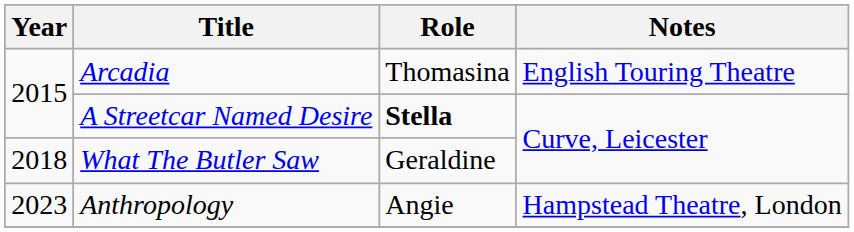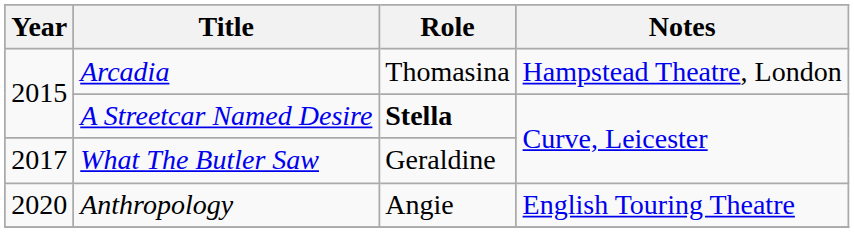(659, 71) English Touring Theatre -> (682, 71) Hampstead Theatre, London
(39, 159) 2018 -> (39, 159) 2017
(39, 204) 2023 -> (39, 204) 2020
(682, 204) Hampstead Theatre, London -> (659, 204) English Touring Theatre
